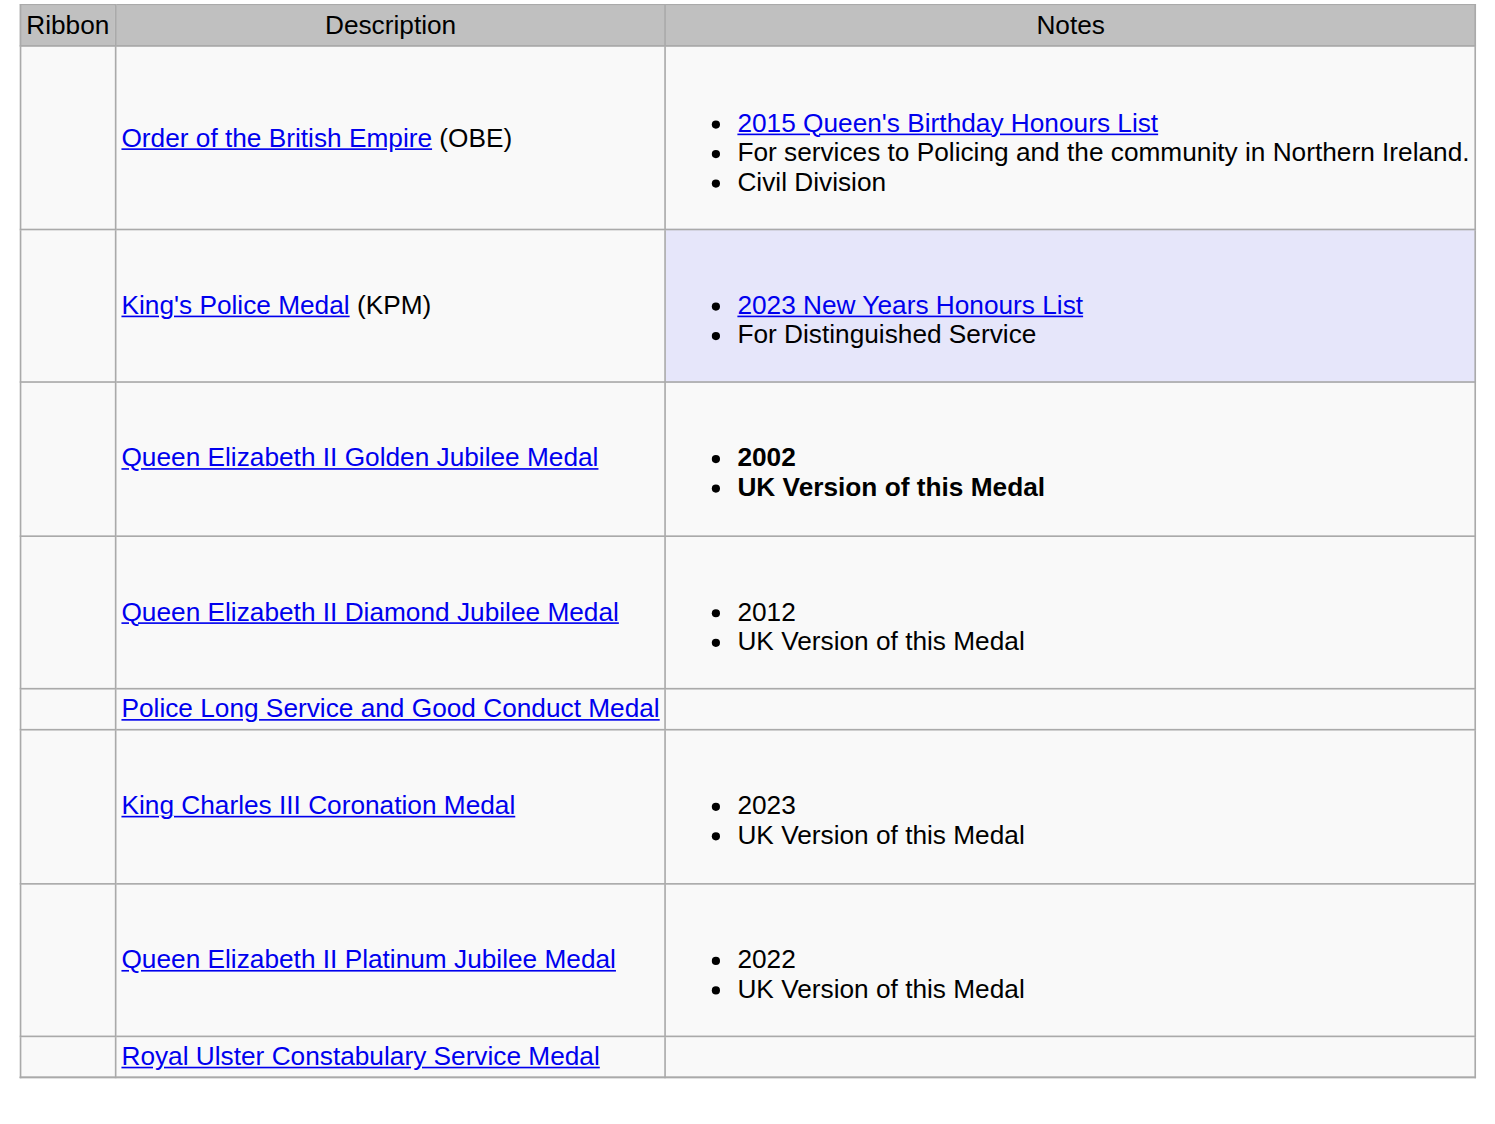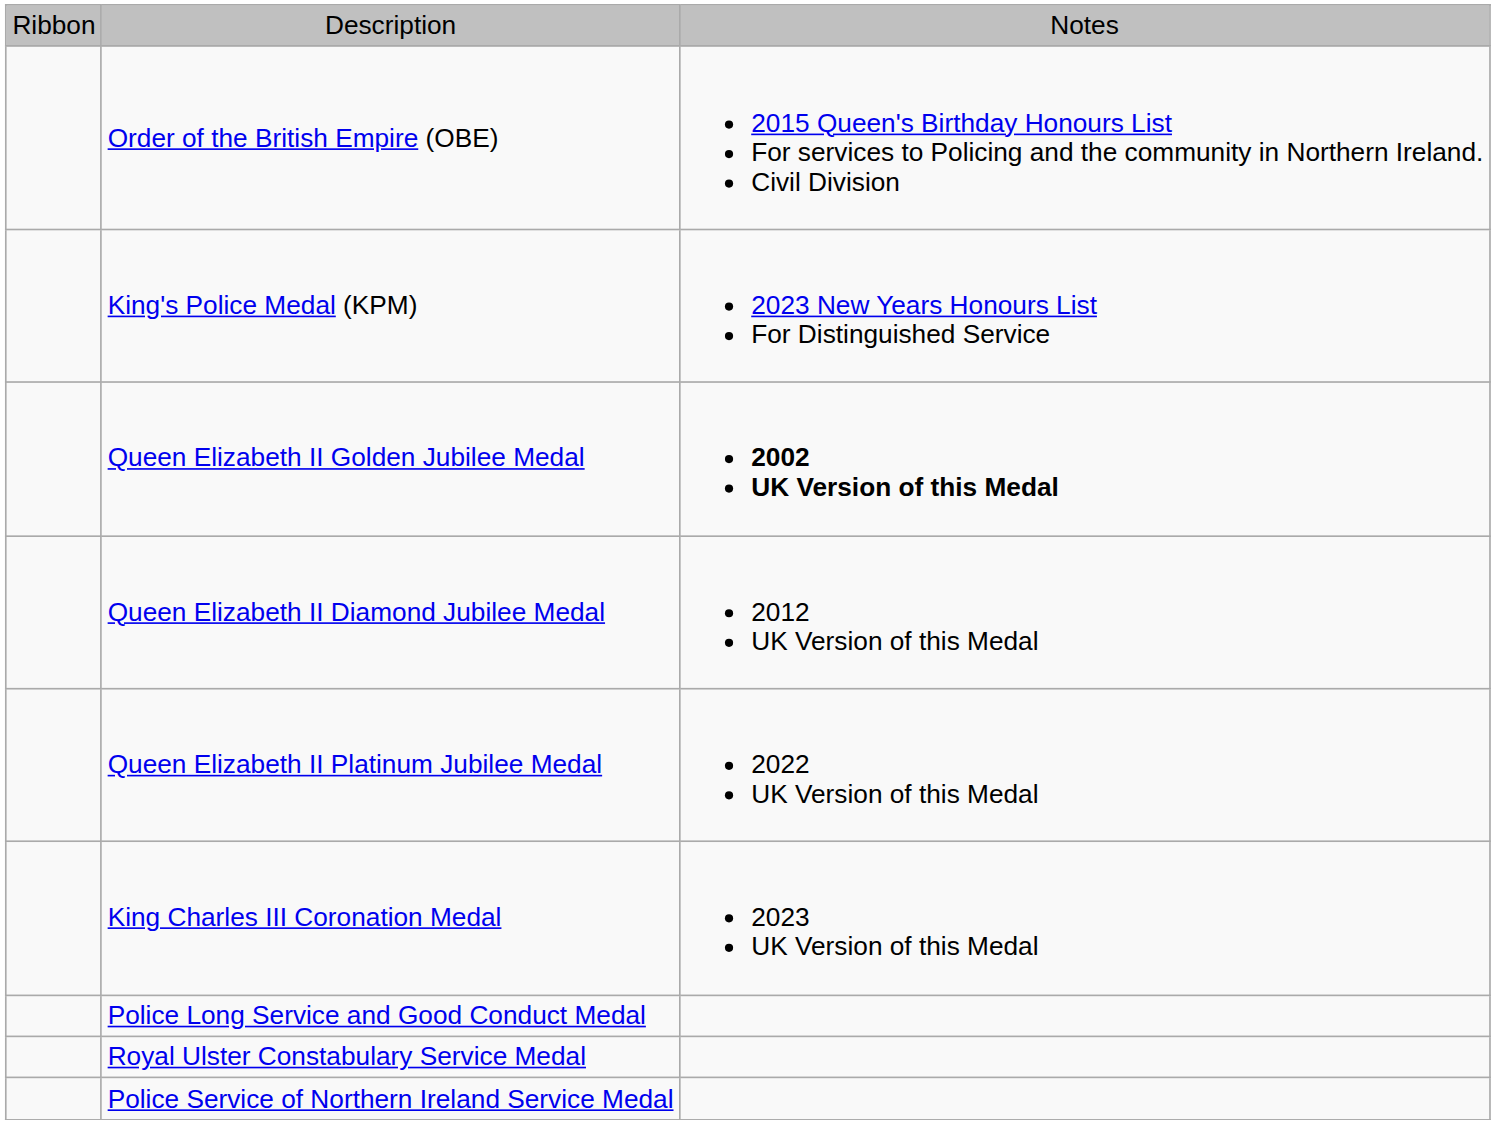(1071, 320) lavender background -> (1084, 320) no background
rows swapped: (369, 959) <-> (391, 708)
+ row: (391, 1098)
